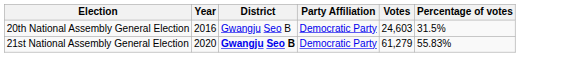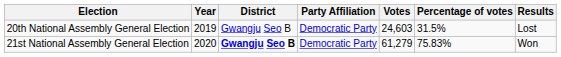+ column: (536, 12)
(205, 28) 2016 -> (205, 28) 2019
(434, 44) 55.83% -> (434, 44) 75.83%
